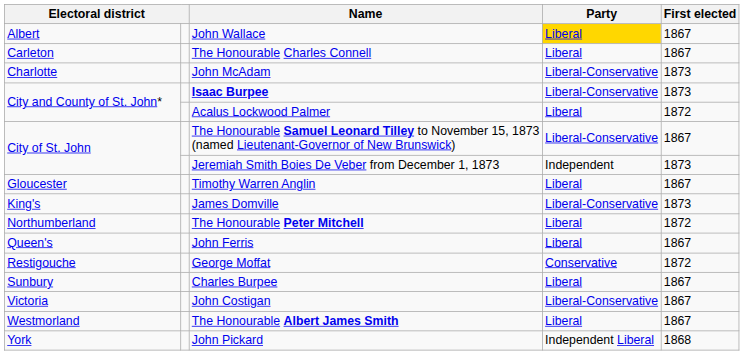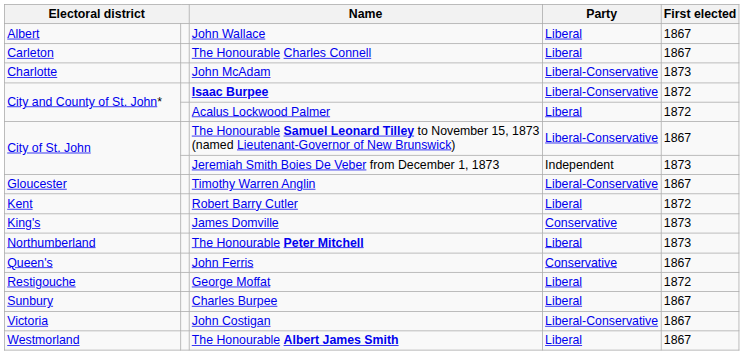(564, 33) gold background -> (564, 33) no background
(677, 92) 1873 -> (677, 92) 1872
(564, 184) Liberal -> (602, 184) Liberal-Conservative
+ row: (245, 203)
(602, 203) Liberal-Conservative -> (581, 223) Conservative
(677, 223) 1872 -> (677, 243) 1873
(564, 243) Liberal -> (581, 262) Conservative
(581, 262) Conservative -> (564, 282) Liberal
- row: (227, 340)
